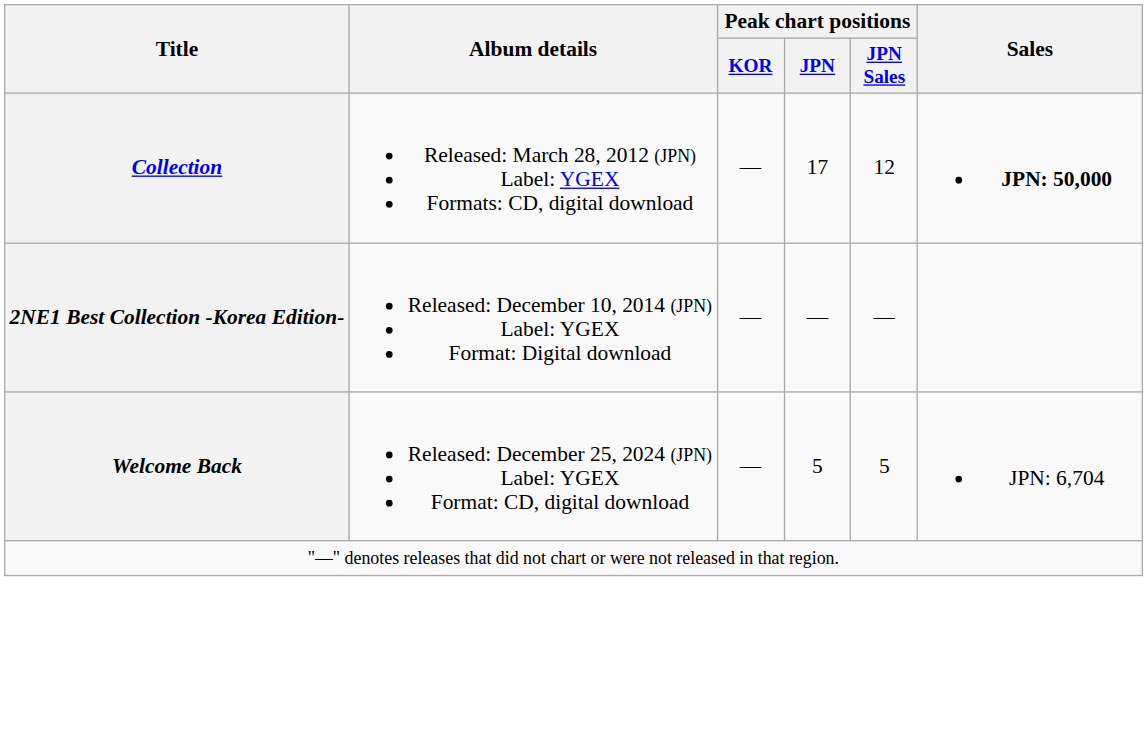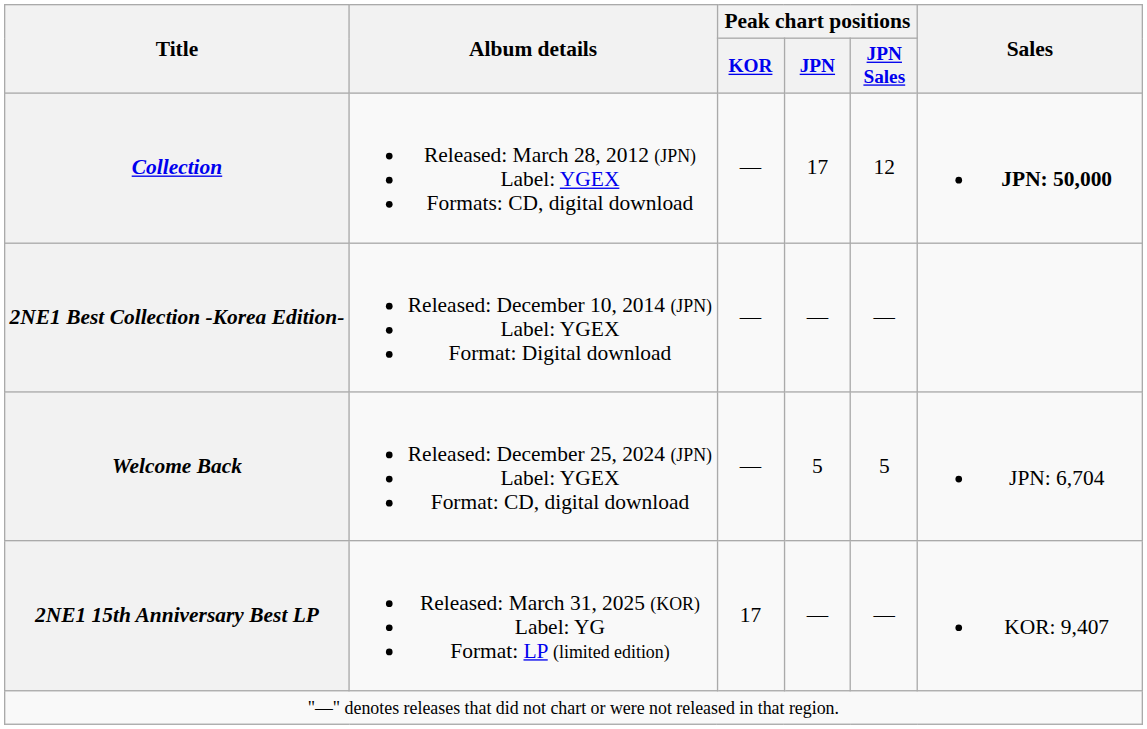+ row: (177, 615)
